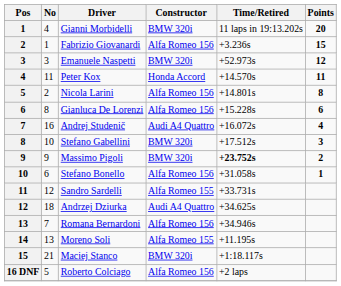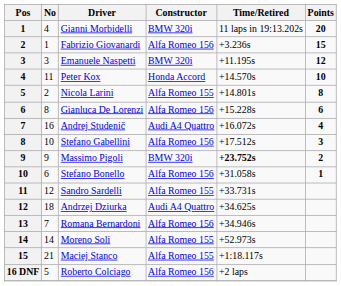(237, 61) +52.973s -> (237, 61) +11.195s
(321, 77) 11 -> (321, 77) 10
(181, 93) Alfa Romeo 156 -> (181, 93) Alfa Romeo 155
(170, 142) BMW 320i -> (181, 142) Alfa Romeo 156
(49, 239) 13 -> (49, 239) 14
(237, 239) +11.195s -> (237, 239) +52.973s
(170, 256) BMW 320i -> (181, 256) Alfa Romeo 155
